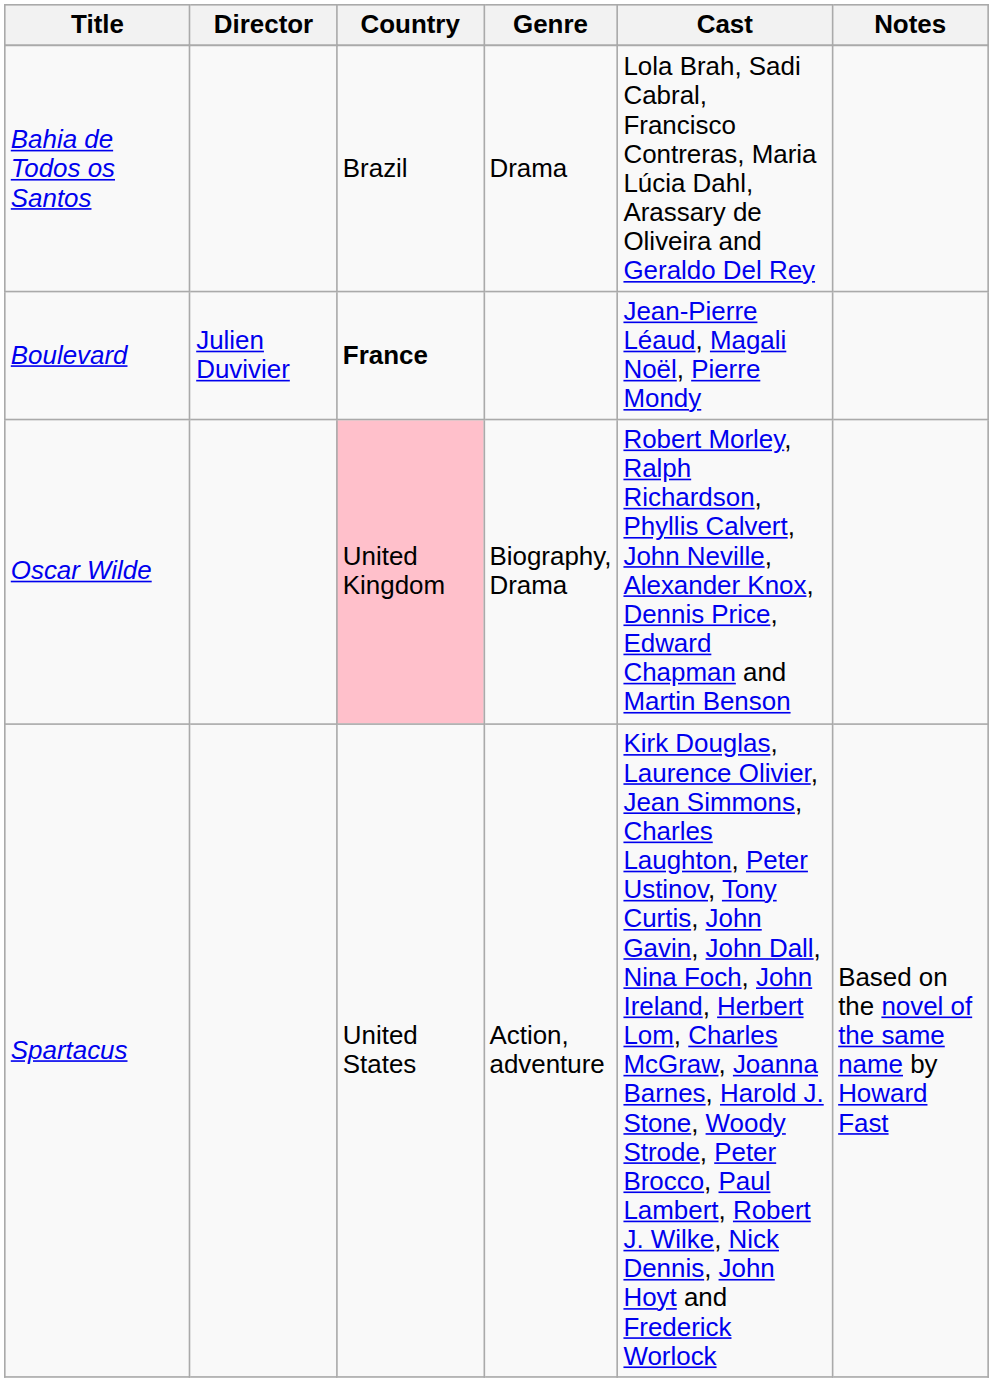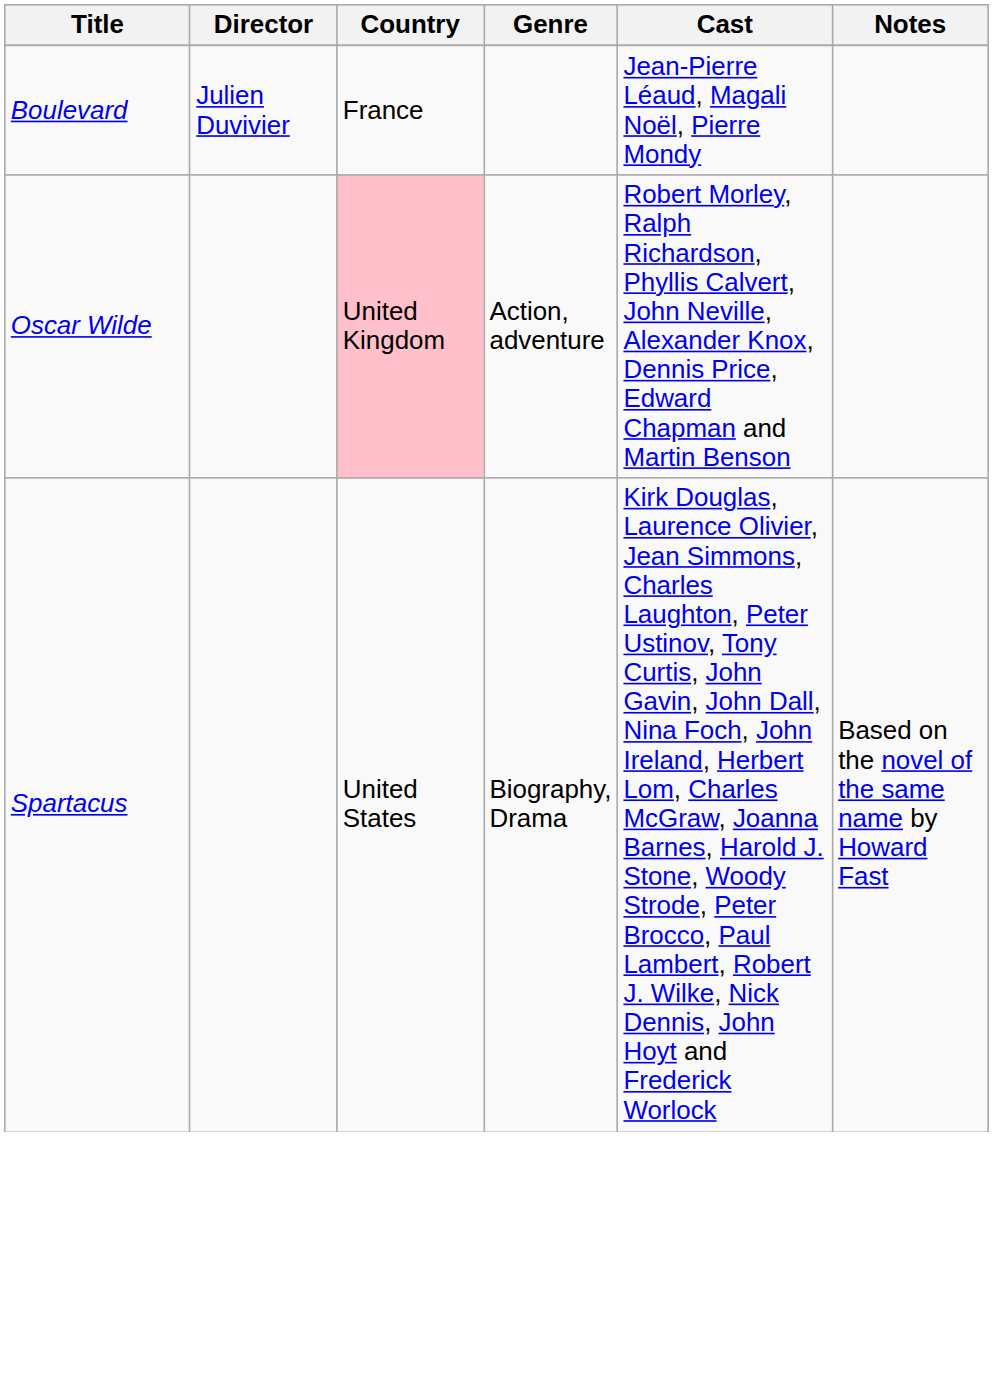- row: (63, 168)
(385, 355) bold -> (383, 109) normal
(550, 571) Biography, Drama -> (547, 325) Action, adventure
(547, 1049) Action, adventure -> (550, 804) Biography, Drama
